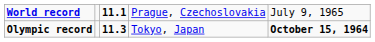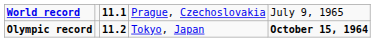(114, 29) 11.3 -> (114, 29) 11.2
